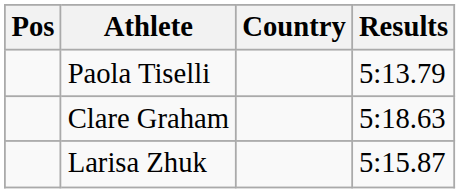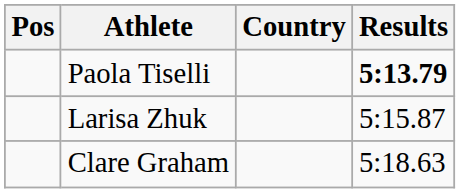(402, 72) normal -> (403, 72) bold
rows swapped: (137, 163) <-> (148, 118)
